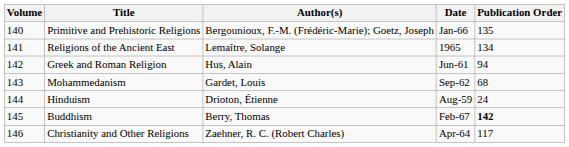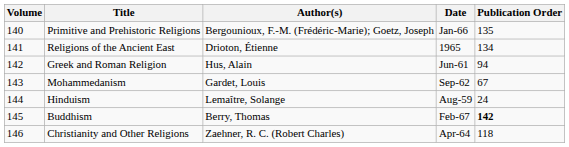(245, 47) Lemaître, Solange -> (242, 47) Drioton, Étienne
(483, 82) 68 -> (483, 82) 67
(242, 99) Drioton, Étienne -> (245, 99) Lemaître, Solange
(485, 133) 117 -> (485, 133) 118
